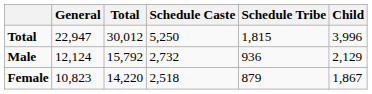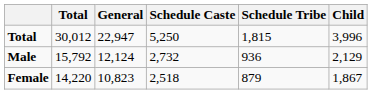columns swapped: (125, 15) <-> (78, 15)
